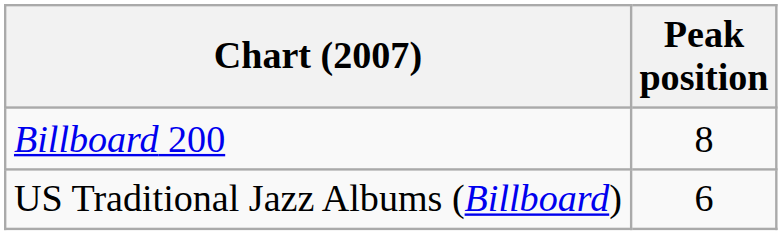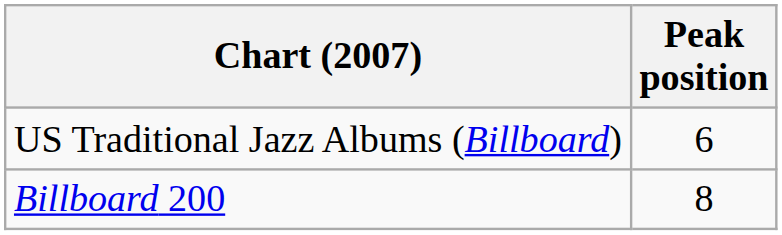rows swapped: (318, 198) <-> (120, 137)
